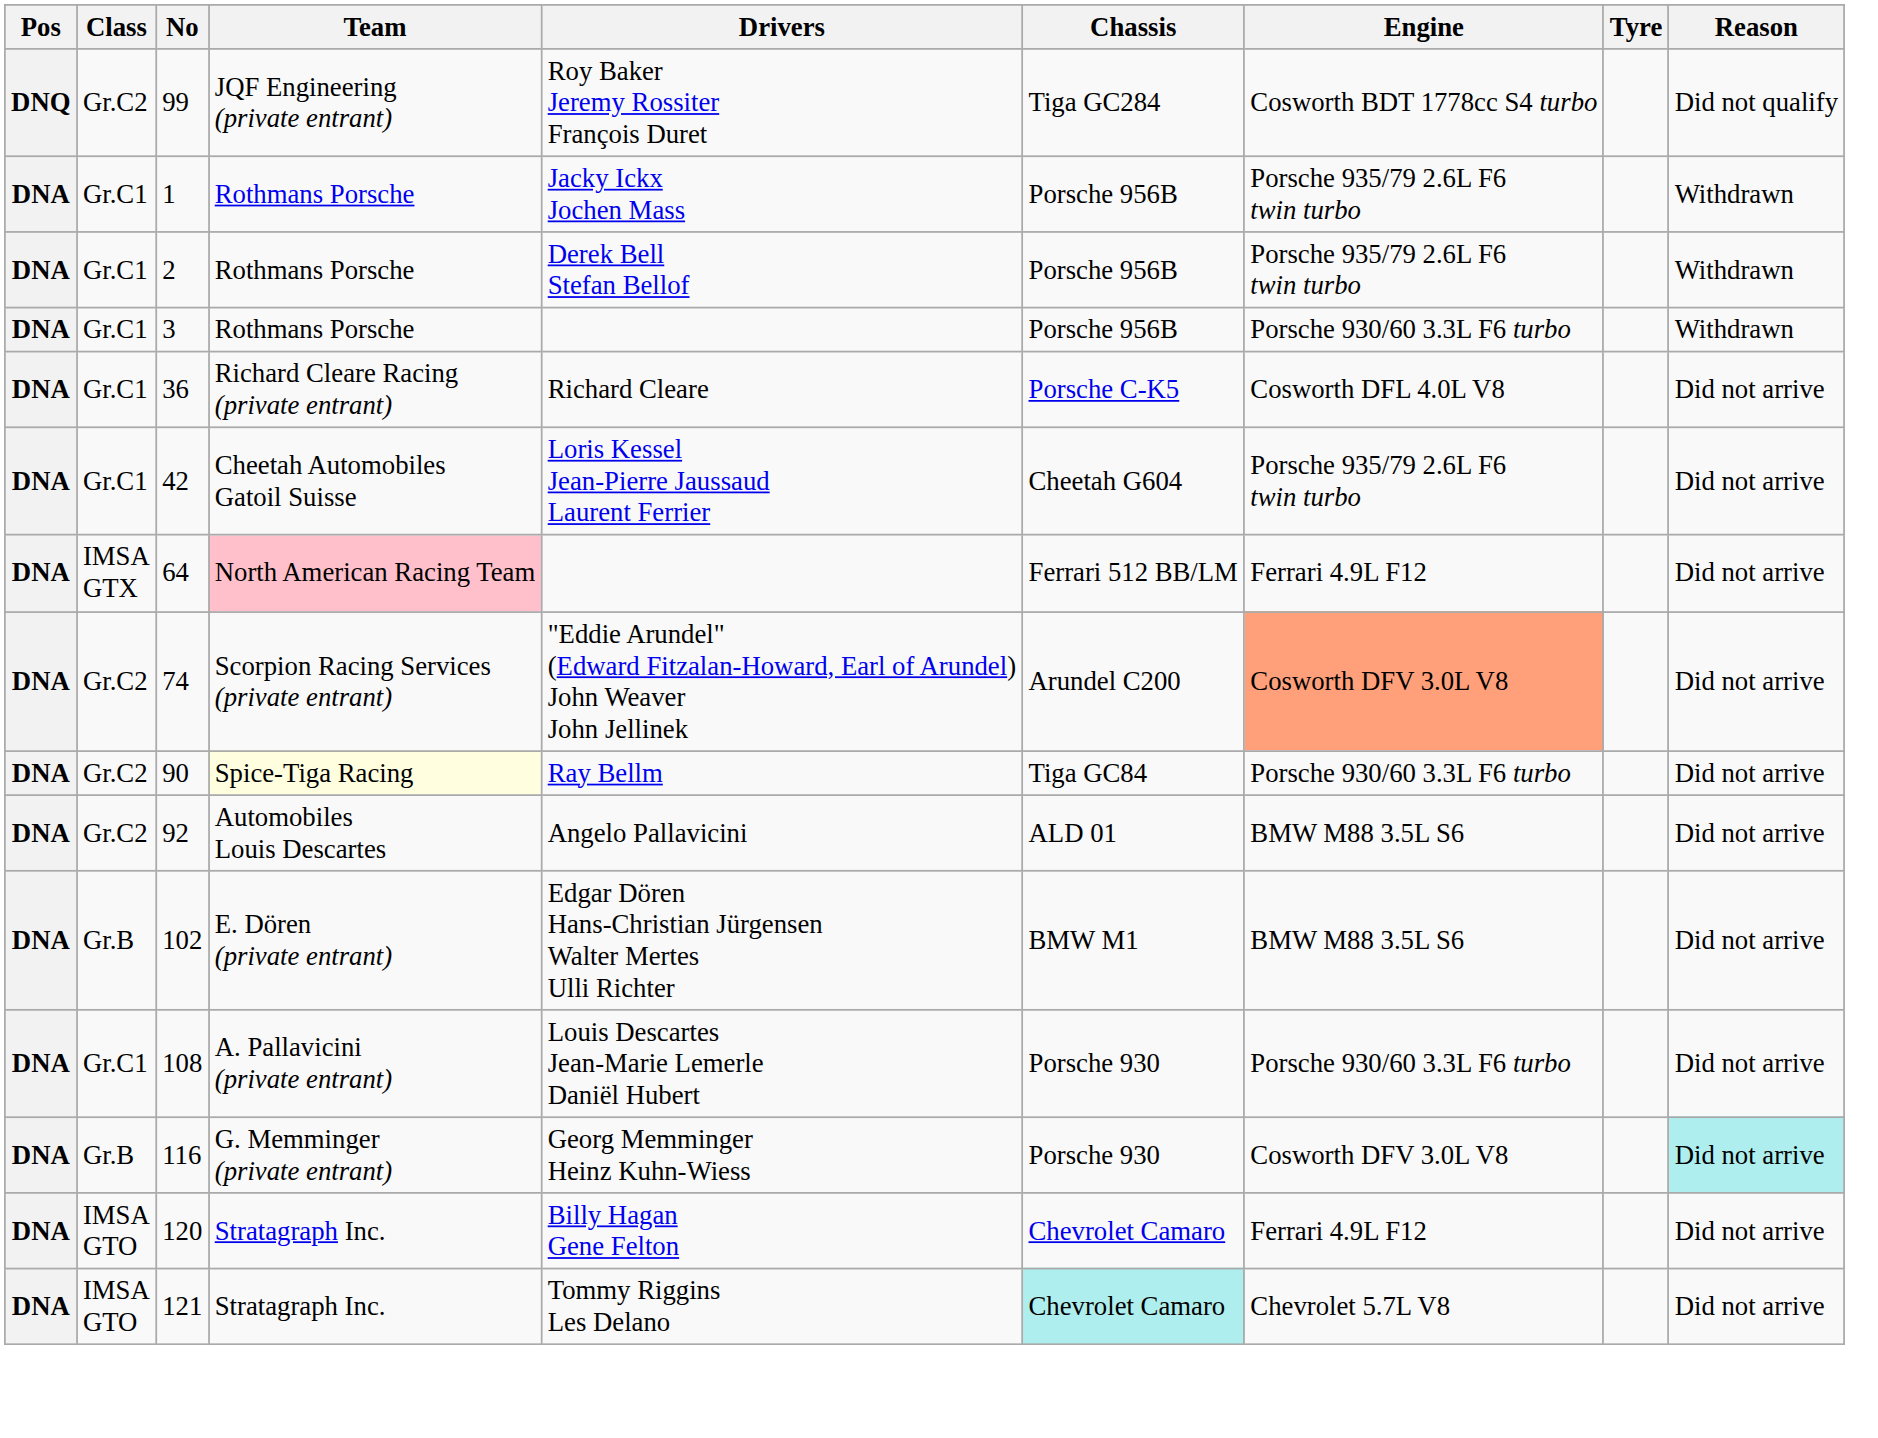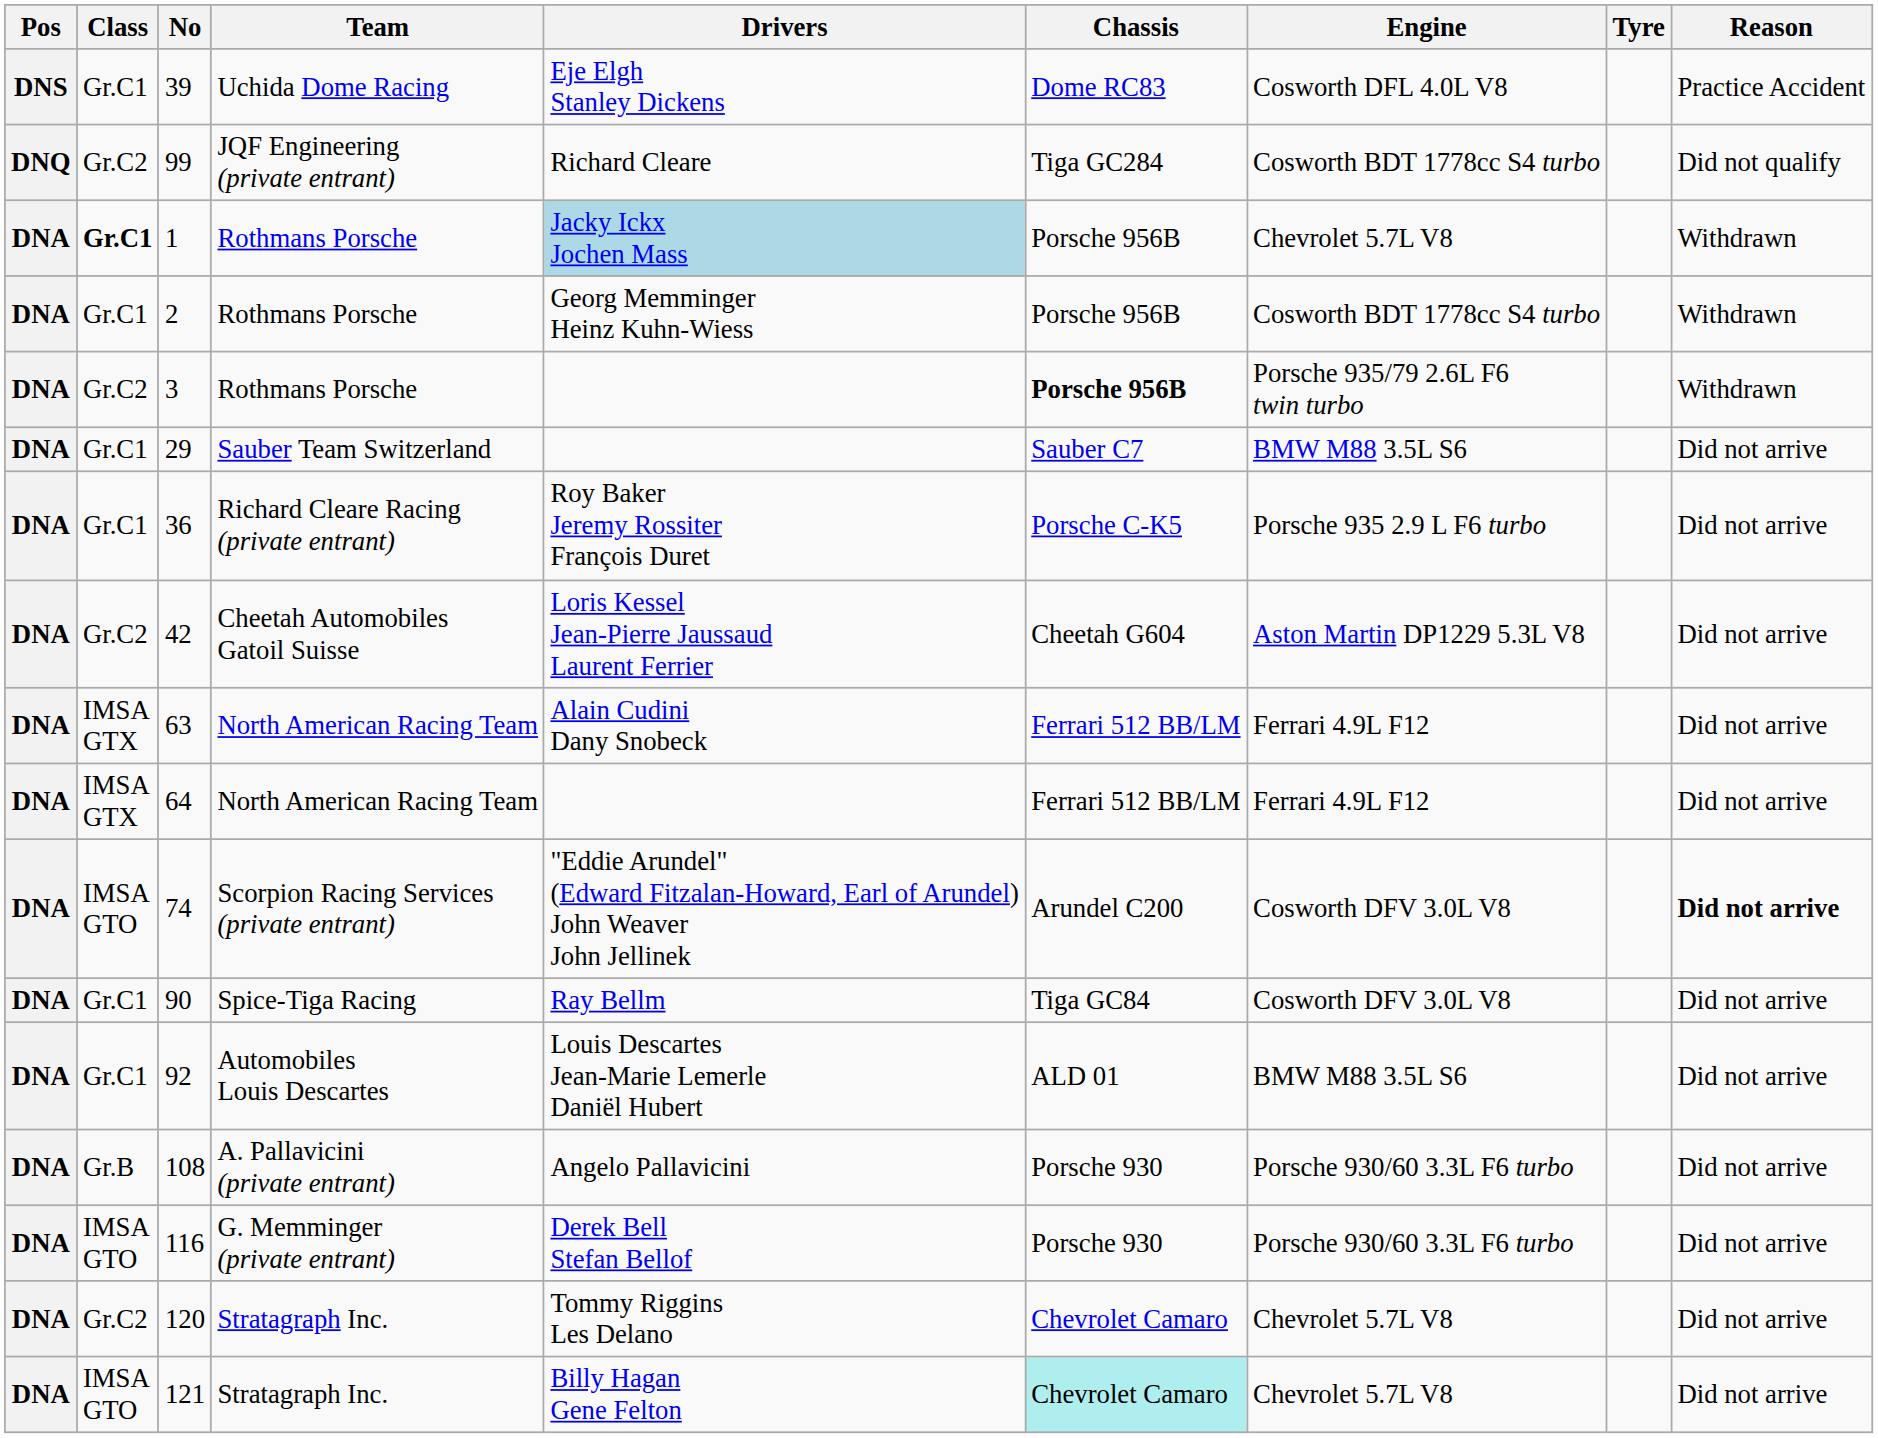+ row: (178, 86)
(633, 102) Roy Baker Jeremy Rossiter François Duret -> (631, 162) Richard Cleare
(115, 194) normal -> (118, 238) bold
(616, 194) no background -> (619, 238) lightblue background
(1378, 194) Porsche 935/79 2.6L F6 twin turbo -> (1353, 238) Chevrolet 5.7L V8
(619, 269) Derek Bell Stefan Bellof -> (653, 314) Georg Memminger Heinz Kuhn-Wiess
(1378, 269) Porsche 935/79 2.6L F6 twin turbo -> (1427, 314) Cosworth BDT 1778cc S4 turbo
(115, 329) Gr.C1 -> (115, 389) Gr.C2
(1103, 329) normal -> (1109, 389) bold
(1411, 329) Porsche 930/60 3.3L F6 turbo -> (1381, 389) Porsche 935/79 2.6L F6 twin turbo
+ row: (178, 449)
(628, 389) Richard Cleare -> (636, 525) Roy Baker Jeremy Rossiter François Duret
(1378, 389) Cosworth DFL 4.0L V8 -> (1400, 525) Porsche 935 2.9 L F6 turbo
(115, 481) Gr.C1 -> (115, 633) Gr.C2
(1378, 481) Porsche 935/79 2.6L F6 twin turbo -> (1419, 633) Aston Martin DP1229 5.3L V8
+ row: (178, 724)
(375, 573) pink background -> (378, 800) no background
(115, 680) Gr.C2 -> (116, 907) IMSA GTO
(1379, 680) lightsalmon background -> (1382, 907) no background
(1750, 680) normal -> (1758, 907) bold
(115, 772) Gr.C2 -> (115, 999) Gr.C1
(314, 772) lightyellow background -> (317, 999) no background
(1411, 772) Porsche 930/60 3.3L F6 turbo -> (1382, 999) Cosworth DFV 3.0L V8
(115, 832) Gr.C2 -> (115, 1075) Gr.C1
(648, 832) Angelo Pallavicini -> (658, 1075) Louis Descartes Jean-Marie Lemerle Daniël Hubert
- row: (182, 939)
(115, 1062) Gr.C1 -> (109, 1167) Gr.B
(656, 1062) Louis Descartes Jean-Marie Lemerle Daniël Hubert -> (650, 1167) Angelo Pallavicini
(109, 1154) Gr.B -> (116, 1242) IMSA GTO
(650, 1154) Georg Memminger Heinz Kuhn-Wiess -> (621, 1242) Derek Bell Stefan Bellof
(1379, 1154) Cosworth DFV 3.0L V8 -> (1413, 1242) Porsche 930/60 3.3L F6 turbo
(1750, 1154) paleturquoise background -> (1752, 1242) no background
(116, 1230) IMSA GTO -> (115, 1318) Gr.C2
(613, 1230) Billy Hagan Gene Felton -> (637, 1318) Tommy Riggins Les Delano
(1339, 1230) Ferrari 4.9L F12 -> (1353, 1318) Chevrolet 5.7L V8
(634, 1306) Tommy Riggins Les Delano -> (616, 1394) Billy Hagan Gene Felton
